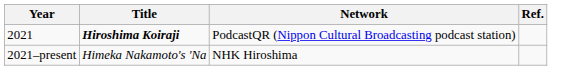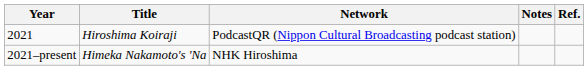+ column: (537, 14)
(131, 34) bold -> (129, 34) normal
